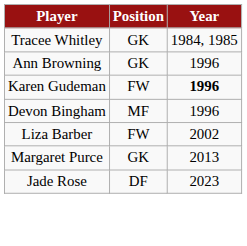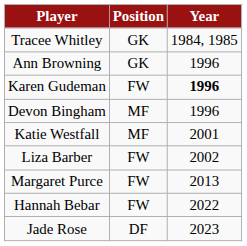+ row: (57, 134)
(138, 157) GK -> (138, 181) FW
+ row: (57, 205)
